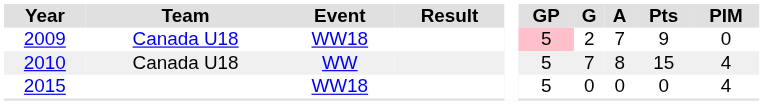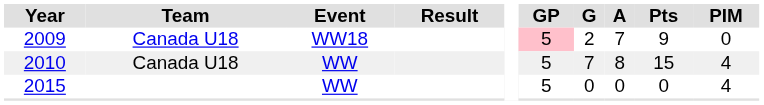(340, 86) WW18 -> (340, 86) WW
